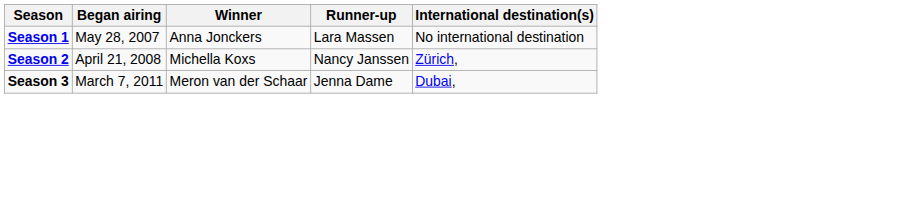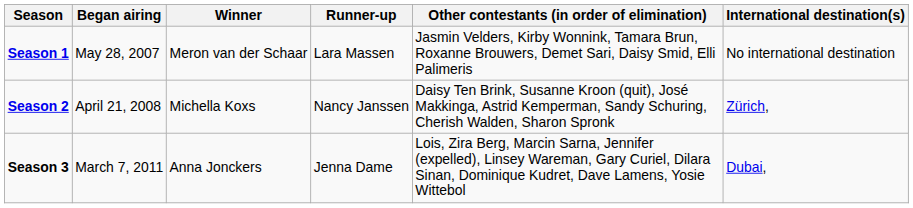+ column: (568, 15)
(216, 37) Anna Jonckers -> (238, 53) Meron van der Schaar
(238, 81) Meron van der Schaar -> (216, 167) Anna Jonckers
